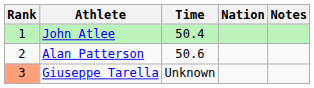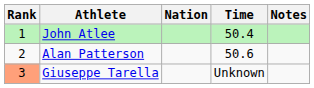columns swapped: (243, 14) <-> (190, 14)
